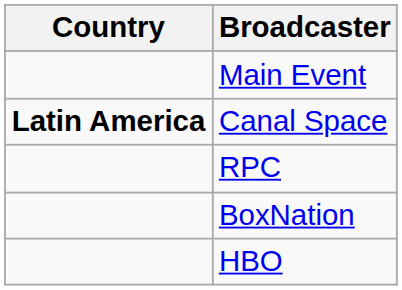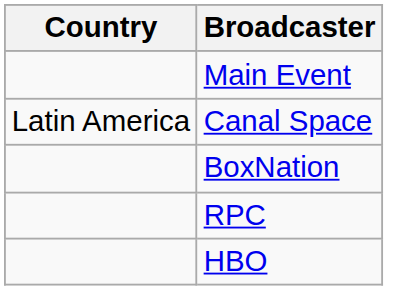(109, 121) bold -> (101, 121) normal
rows swapped: (250, 167) <-> (287, 214)
